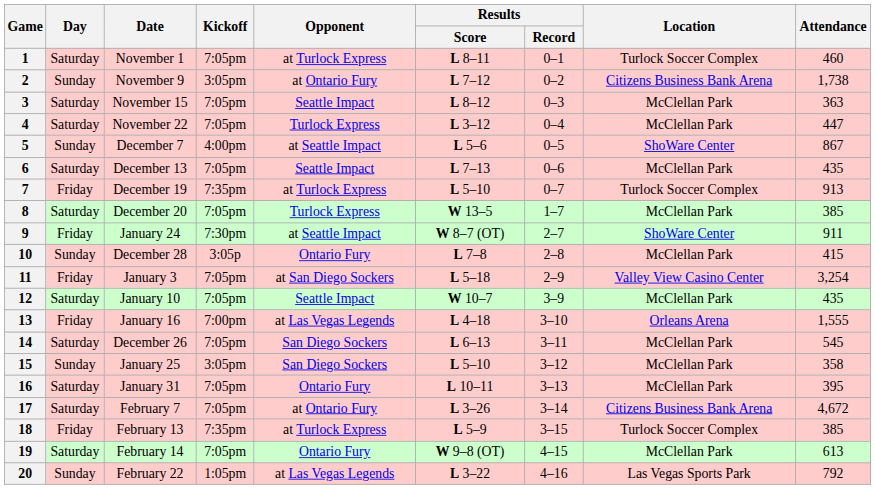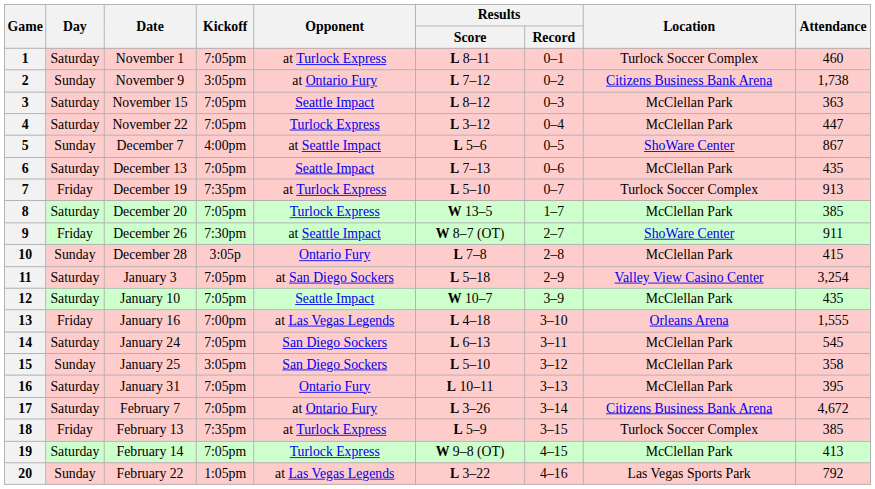(150, 233) January 24 -> (150, 233) December 26
(75, 277) Friday -> (75, 277) Saturday
(150, 342) December 26 -> (150, 342) January 24
(335, 451) Ontario Fury -> (335, 451) Turlock Express
(833, 451) 613 -> (833, 451) 413
